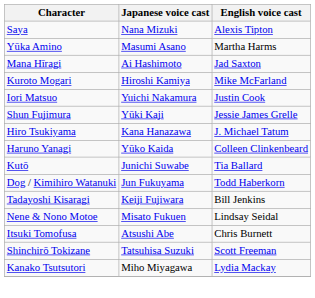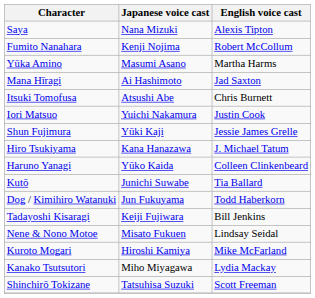+ row: (44, 47)
rows swapped: (39, 81) <-> (42, 234)
rows swapped: (48, 251) <-> (46, 268)
